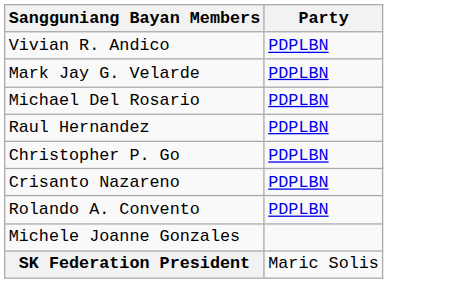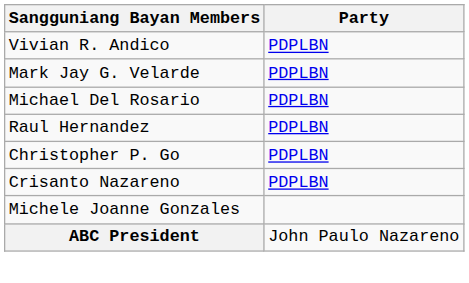- row: (104, 210)
+ row: (134, 237)
- row: (134, 264)
